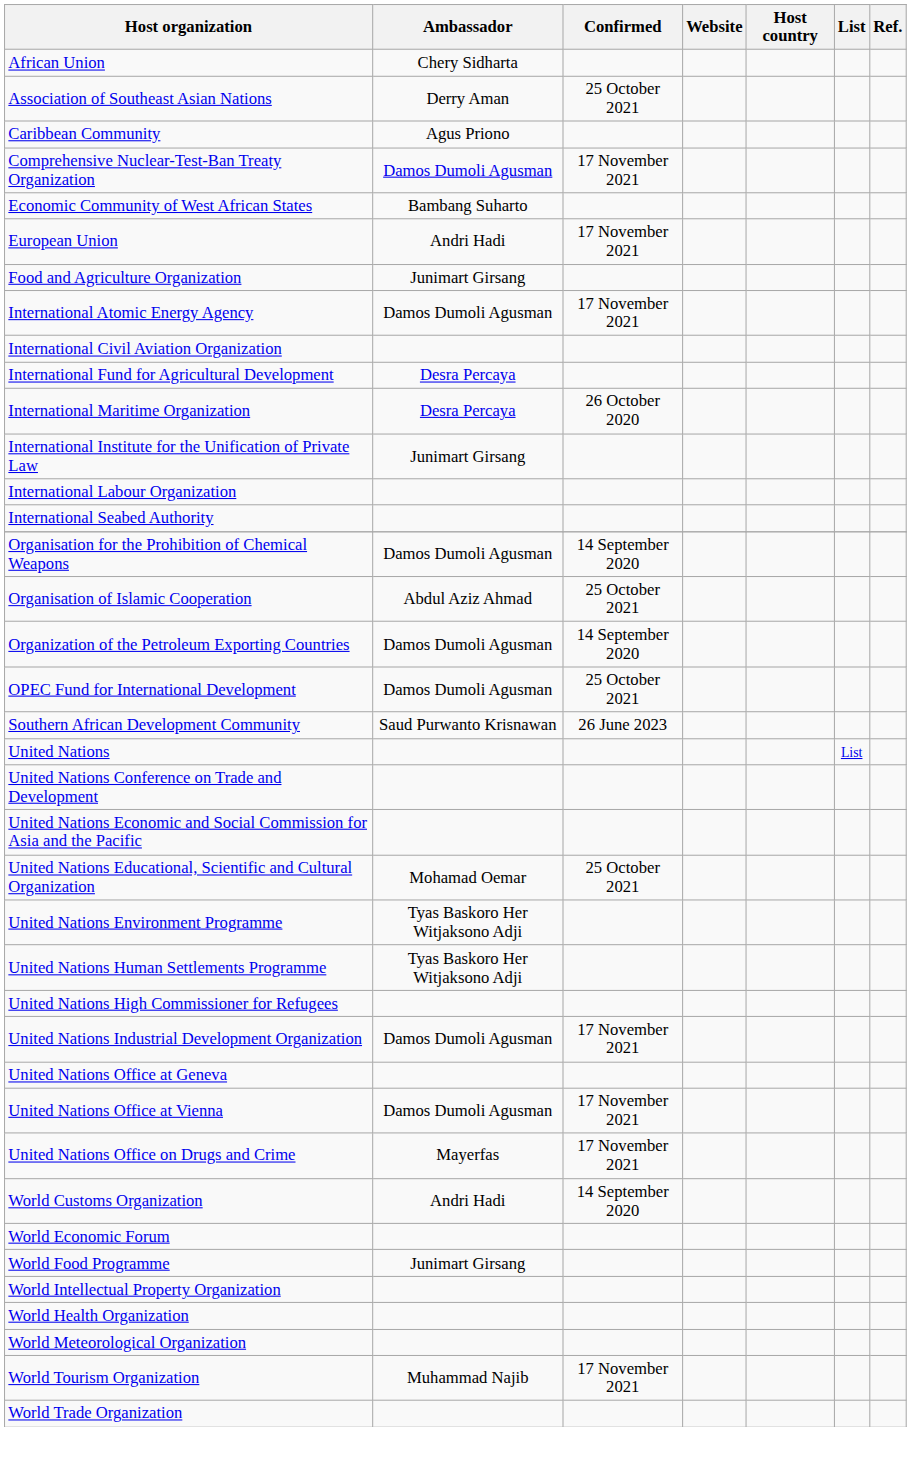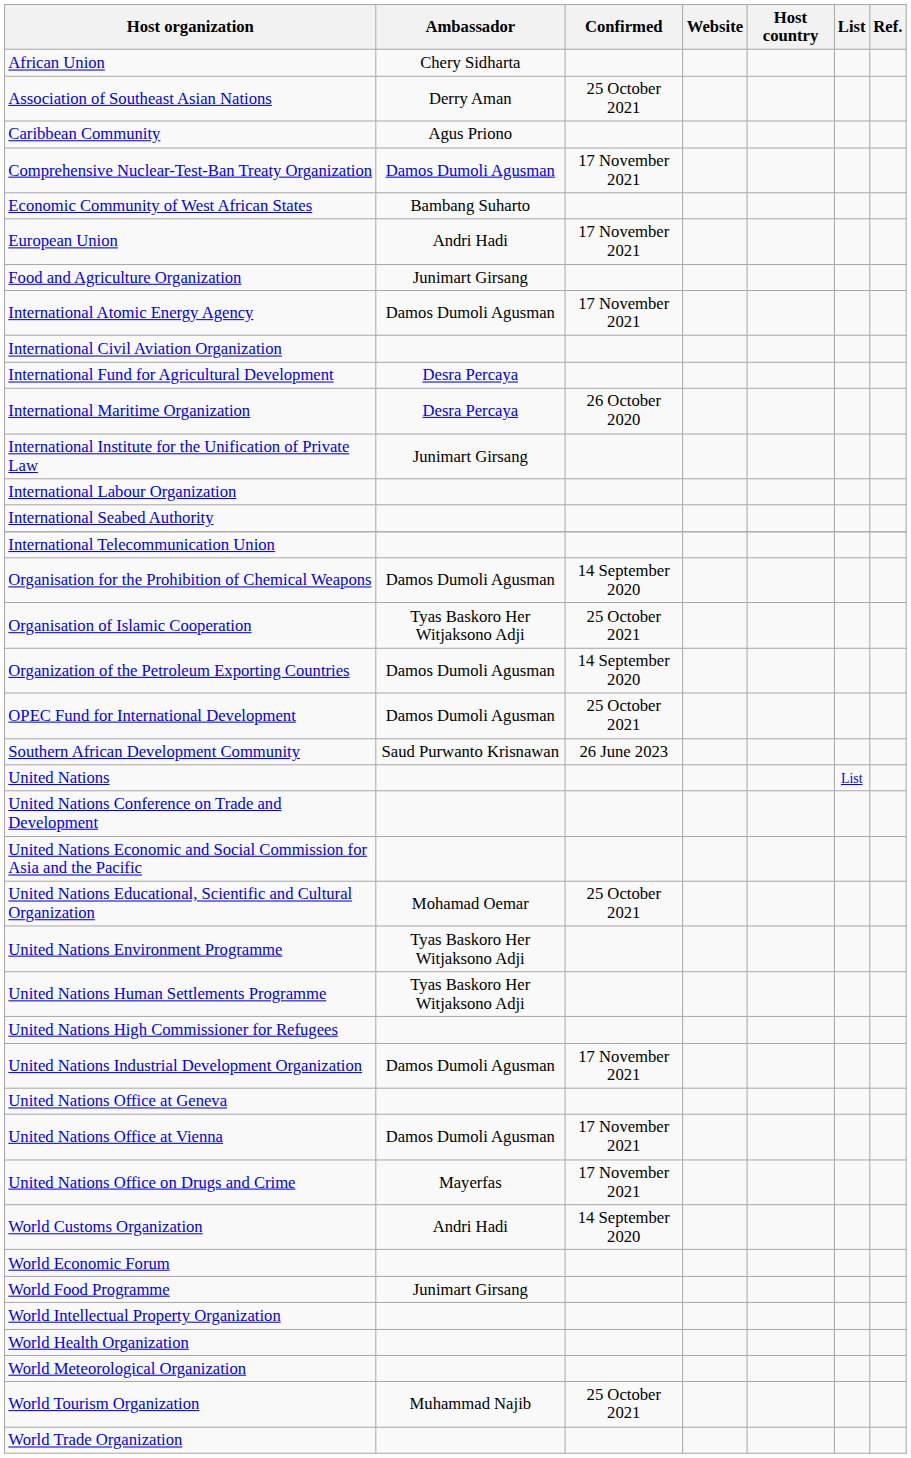+ row: (142, 544)
(468, 599) Abdul Aziz Ahmad -> (470, 625) Tyas Baskoro Her Witjaksono Adji
(623, 1377) 17 November 2021 -> (624, 1404) 25 October 2021
